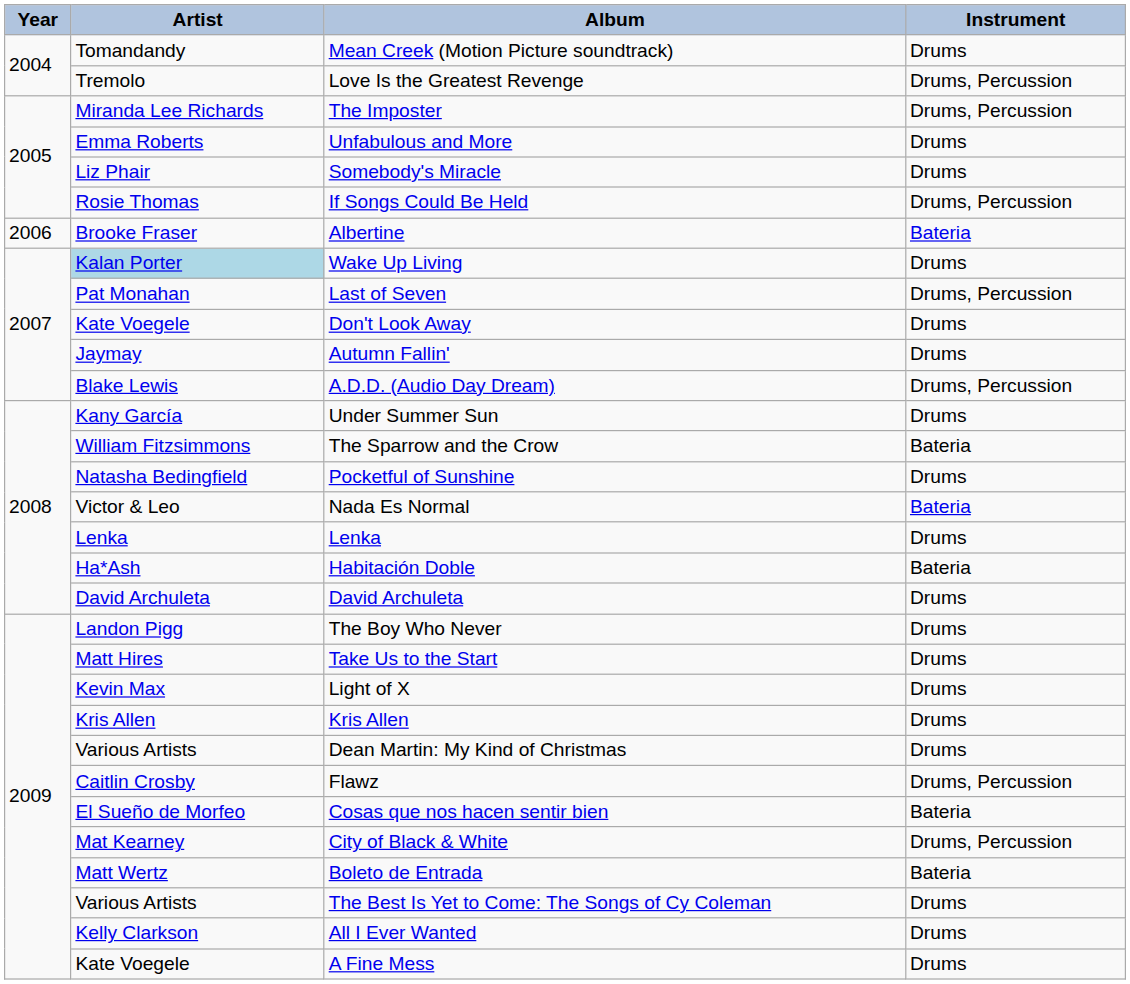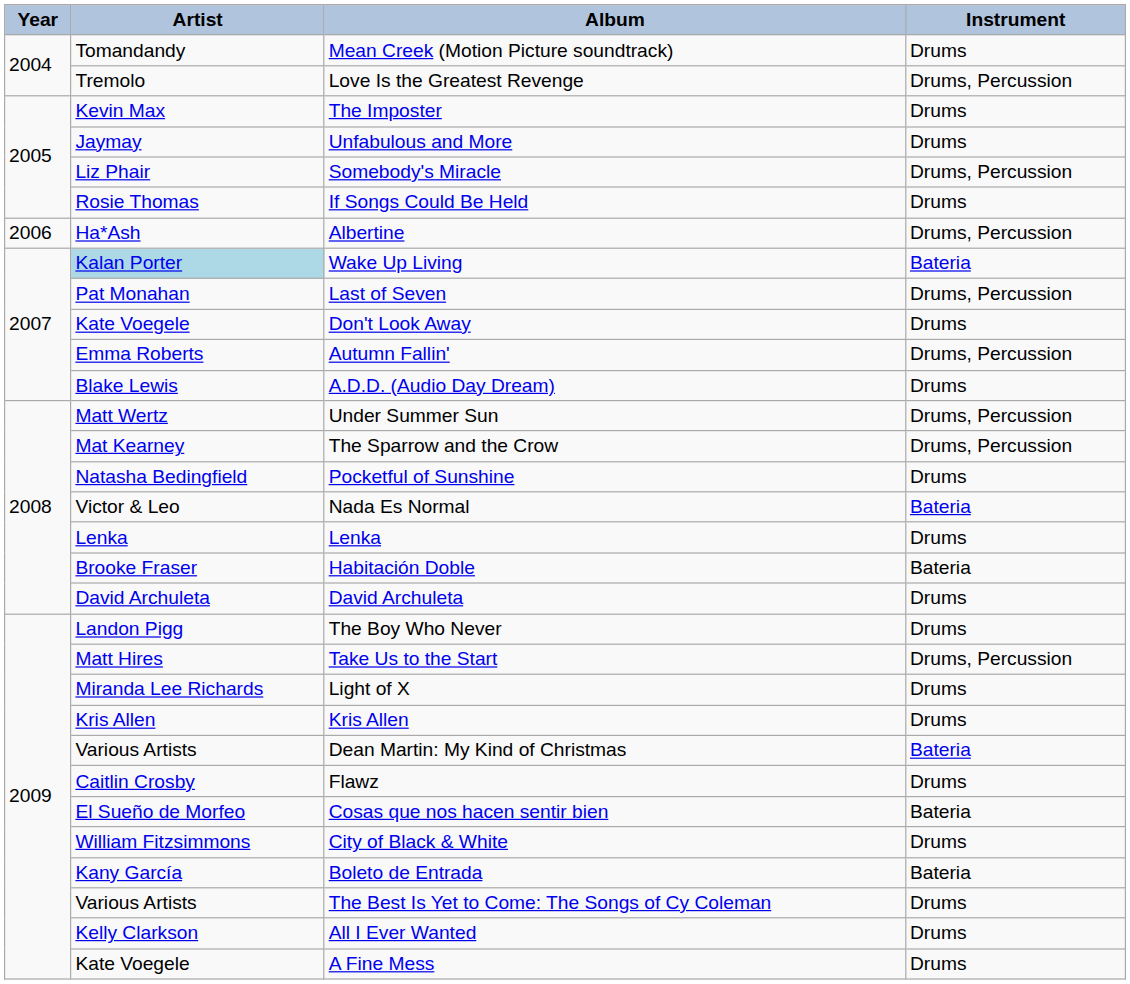(169, 111) Miranda Lee Richards -> (120, 111) Kevin Max
(991, 111) Drums, Percussion -> (938, 111) Drums
(139, 141) Emma Roberts -> (108, 141) Jaymay
(938, 171) Drums -> (991, 171) Drums, Percussion
(991, 202) Drums, Percussion -> (938, 202) Drums
(136, 232) Brooke Fraser -> (108, 232) Ha*Ash
(940, 232) Bateria -> (991, 232) Drums, Percussion
(938, 263) Drums -> (940, 263) Bateria
(108, 354) Jaymay -> (139, 354) Emma Roberts
(938, 354) Drums -> (991, 354) Drums, Percussion
(991, 385) Drums, Percussion -> (938, 385) Drums
(129, 415) Kany García -> (122, 415) Matt Wertz
(938, 415) Drums -> (991, 415) Drums, Percussion
(163, 446) William Fitzsimmons -> (130, 446) Mat Kearney
(940, 446) Bateria -> (991, 446) Drums, Percussion
(108, 567) Ha*Ash -> (136, 567) Brooke Fraser
(938, 659) Drums -> (991, 659) Drums, Percussion
(120, 689) Kevin Max -> (169, 689) Miranda Lee Richards
(938, 750) Drums -> (940, 750) Bateria
(991, 780) Drums, Percussion -> (938, 780) Drums
(130, 841) Mat Kearney -> (163, 841) William Fitzsimmons
(991, 841) Drums, Percussion -> (938, 841) Drums
(122, 872) Matt Wertz -> (129, 872) Kany García
